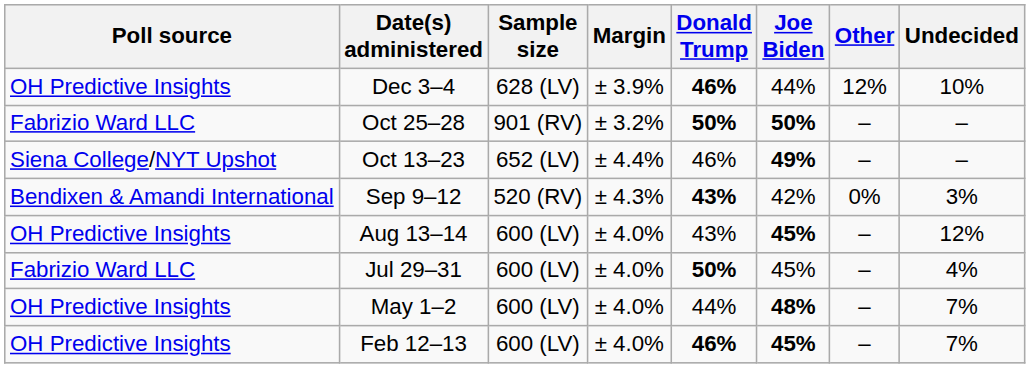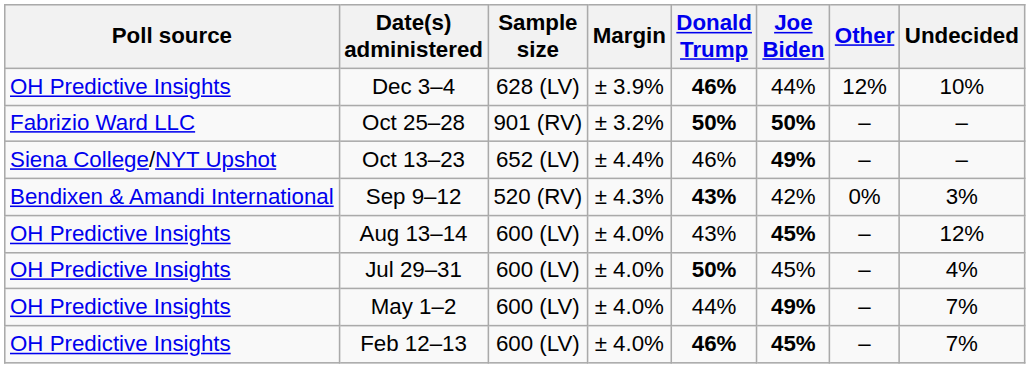(103, 270) Fabrizio Ward LLC -> (120, 270) OH Predictive Insights
(793, 307) 48% -> (793, 307) 49%
